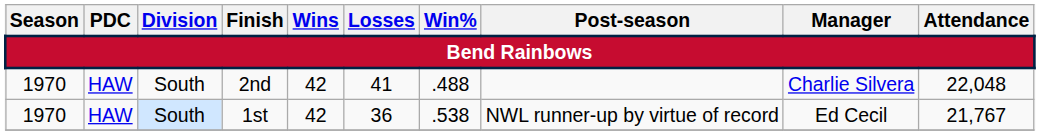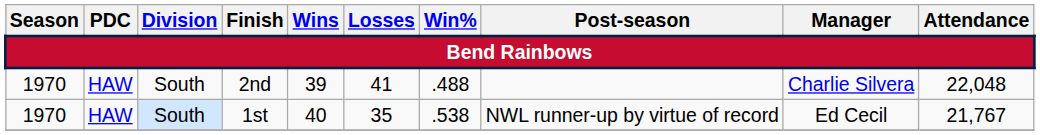(316, 84) 42 -> (316, 84) 39
(316, 115) 42 -> (316, 115) 40
(381, 115) 36 -> (381, 115) 35
